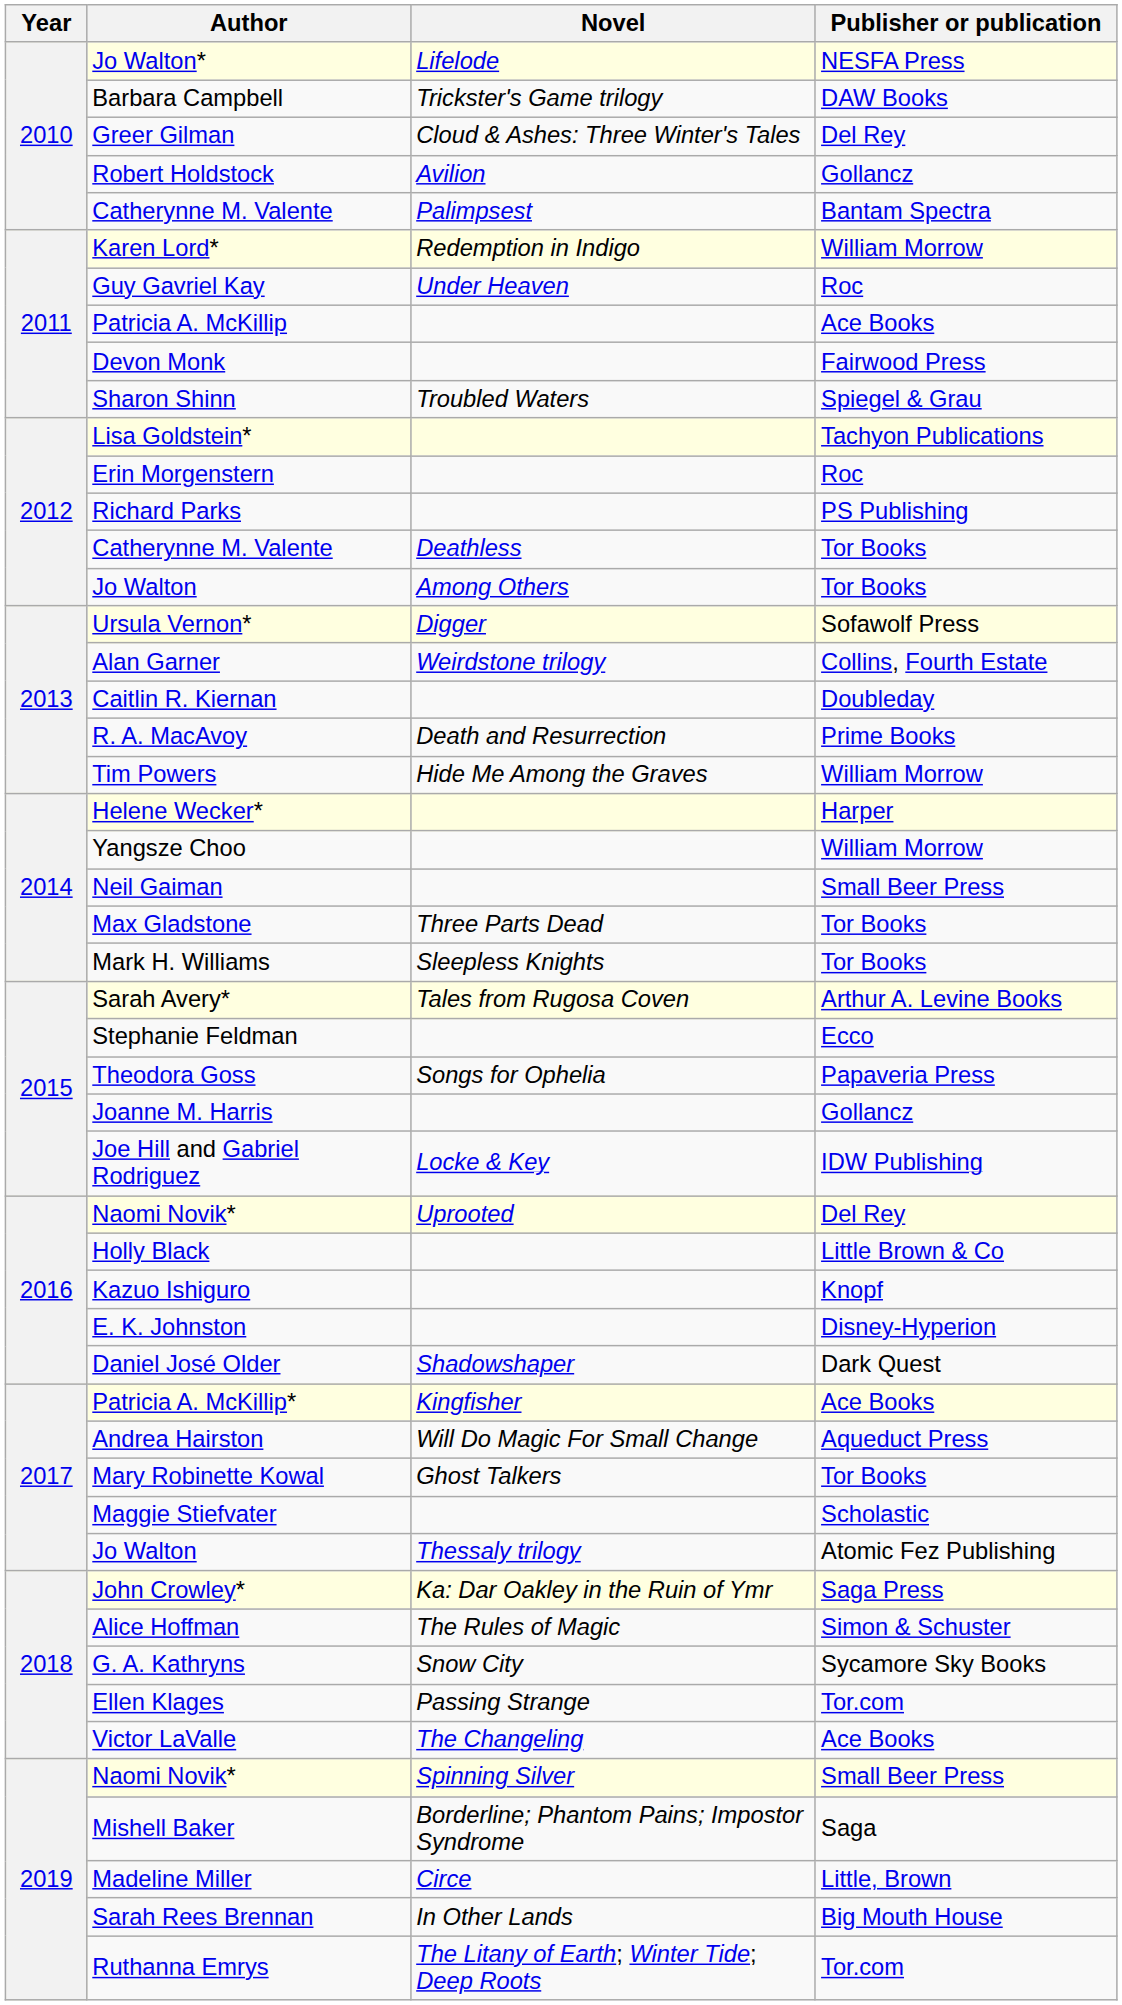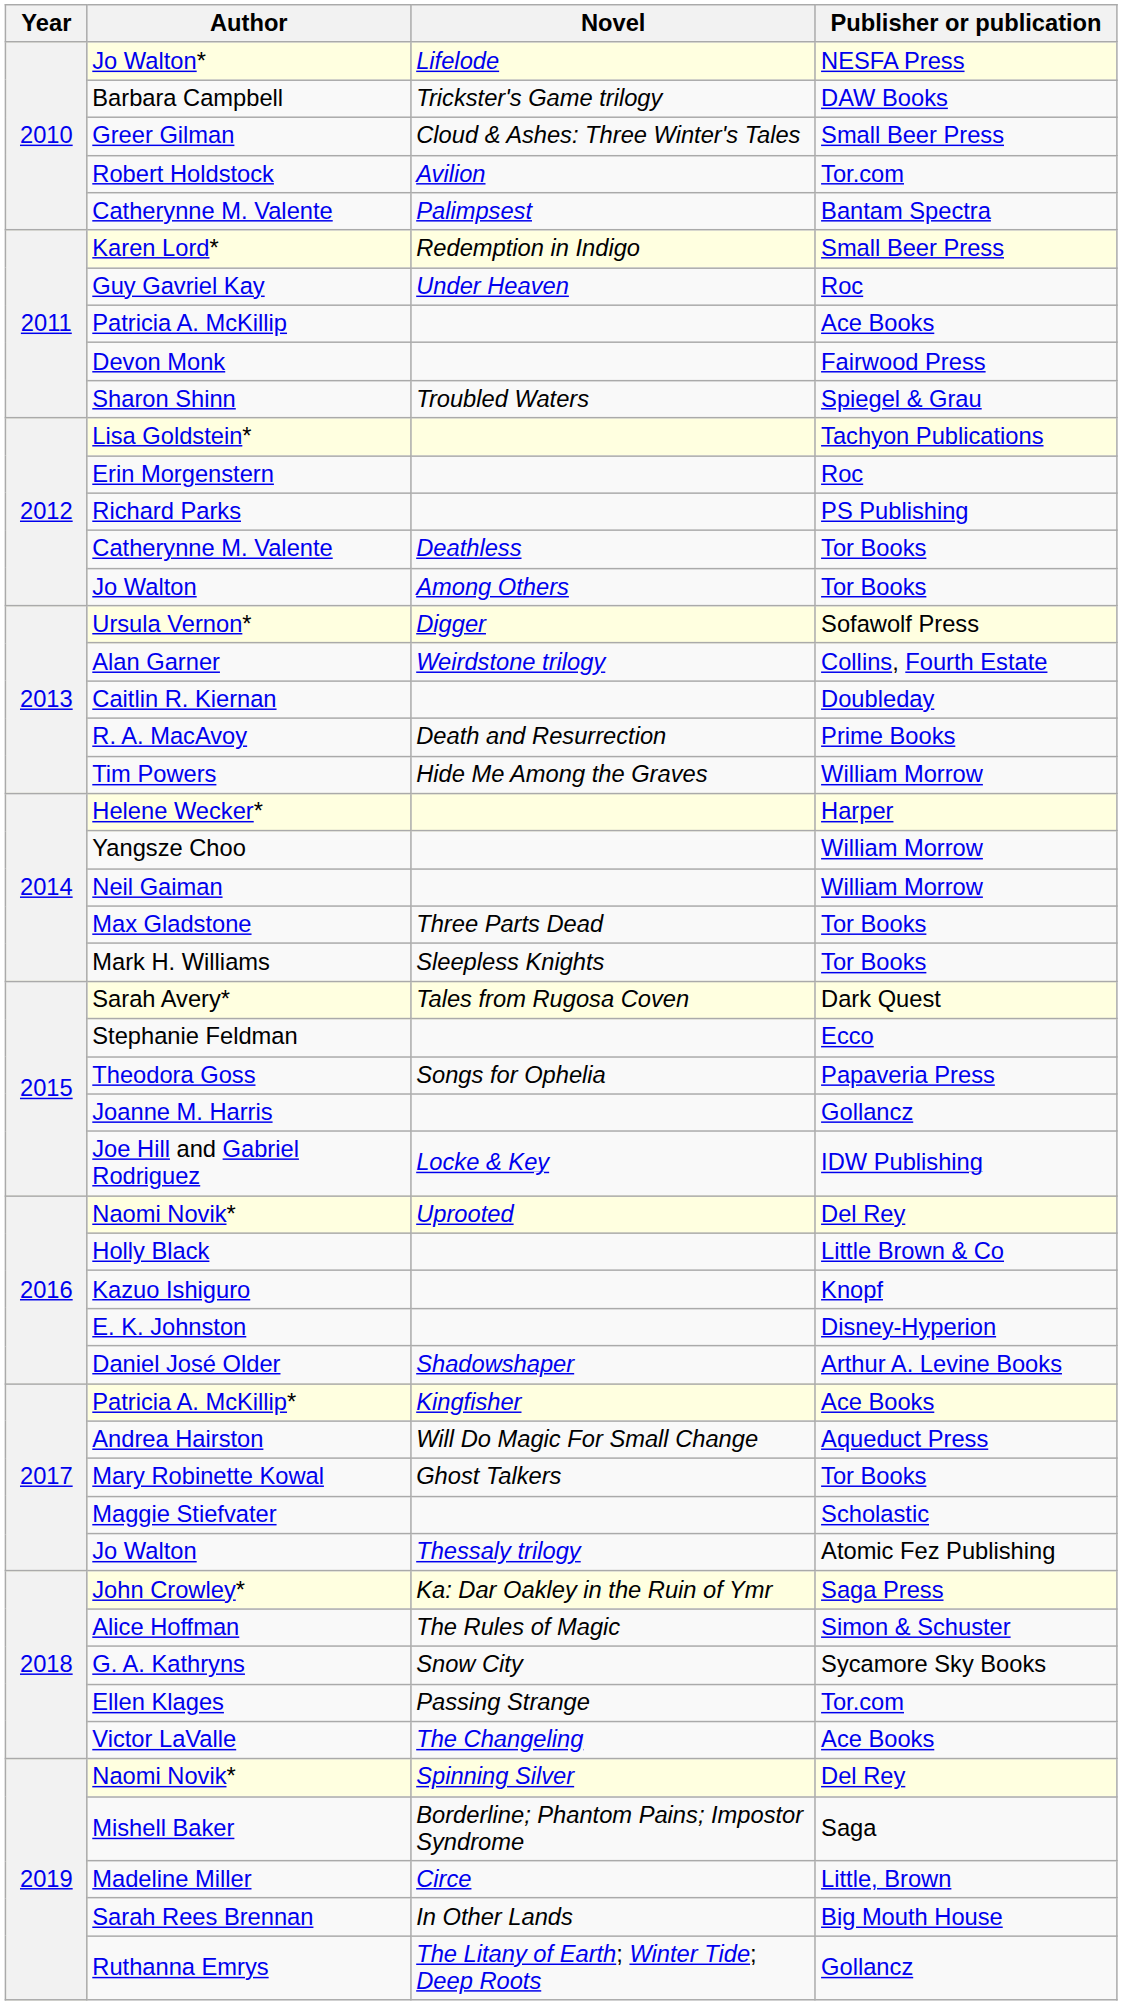(863, 135) Del Rey -> (913, 135) Small Beer Press
(867, 173) Gollancz -> (863, 173) Tor.com
(902, 248) William Morrow -> (913, 248) Small Beer Press
(913, 887) Small Beer Press -> (902, 887) William Morrow
(942, 999) Arthur A. Levine Books -> (881, 999) Dark Quest
(881, 1364) Dark Quest -> (942, 1364) Arthur A. Levine Books
(913, 1777) Small Beer Press -> (863, 1777) Del Rey
(863, 1967) Tor.com -> (867, 1967) Gollancz
